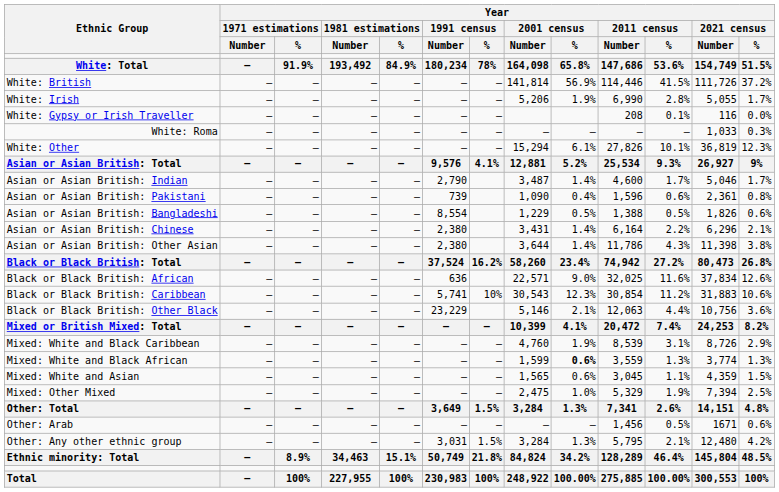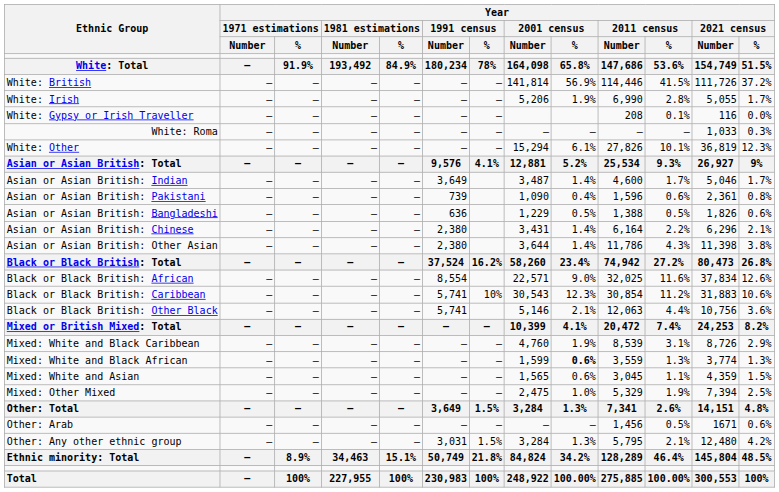(452, 180) 2,790 -> (452, 180) 3,649
(452, 213) 8,554 -> (458, 213) 636
(458, 278) 636 -> (452, 278) 8,554
(449, 311) 23,229 -> (452, 311) 5,741
